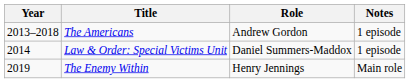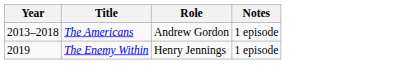- row: (146, 50)
(380, 68) Main role -> (256, 50) 1 episode
